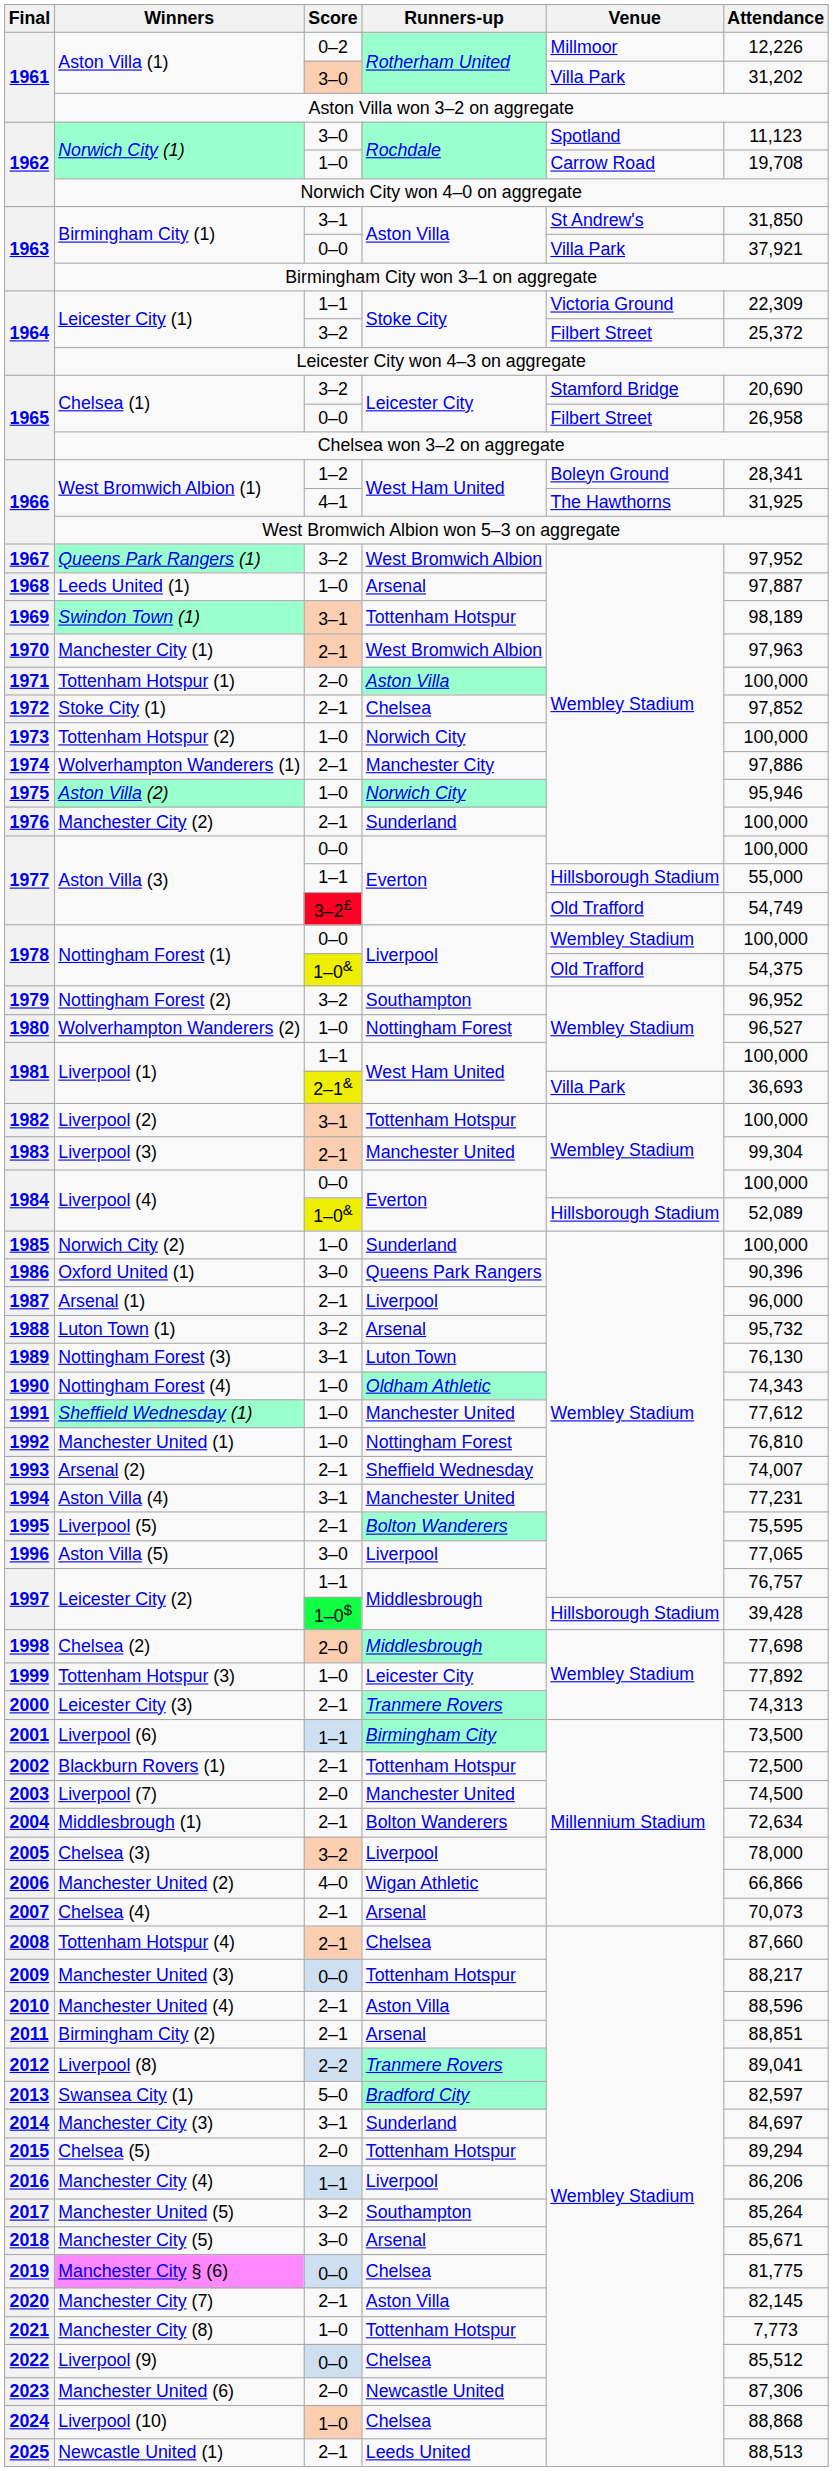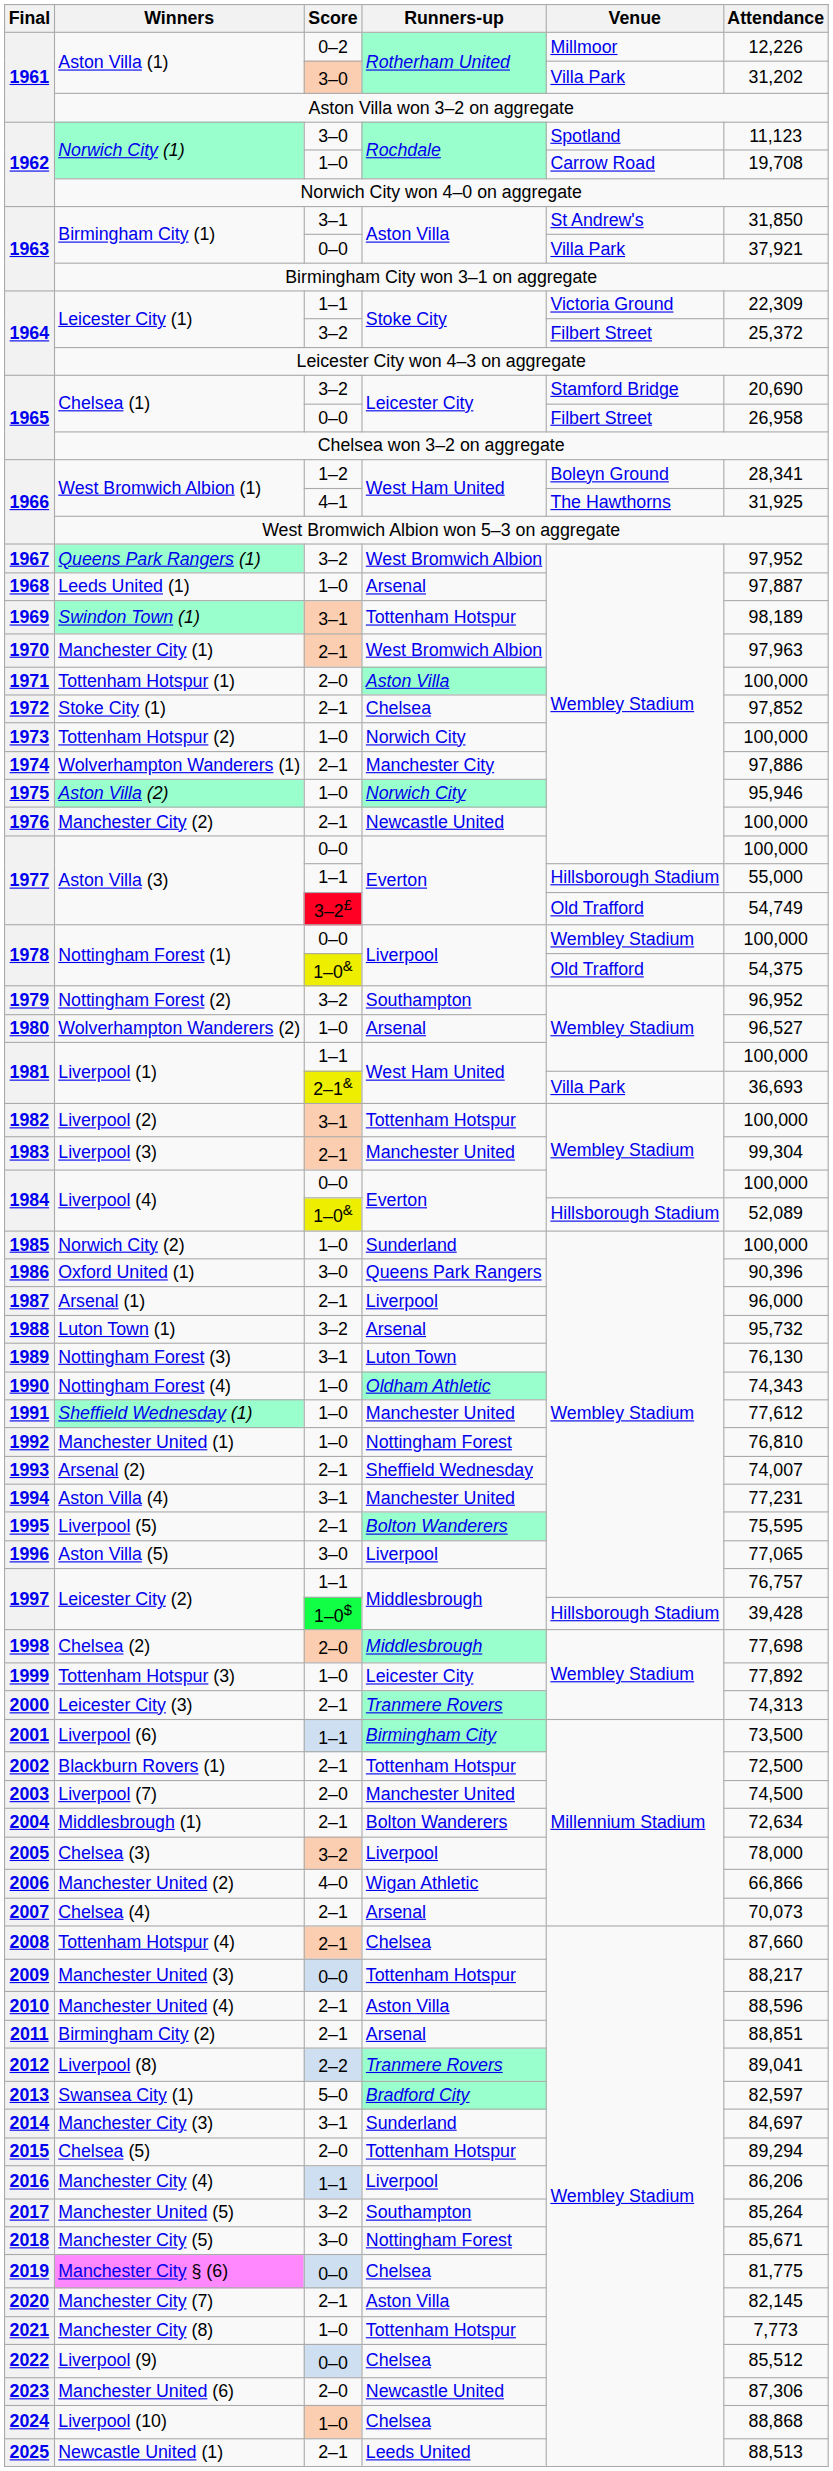(411, 821) Sunderland -> (435, 821) Newcastle United
(439, 1028) Nottingham Forest -> (396, 1028) Arsenal
(396, 2240) Arsenal -> (439, 2240) Nottingham Forest
